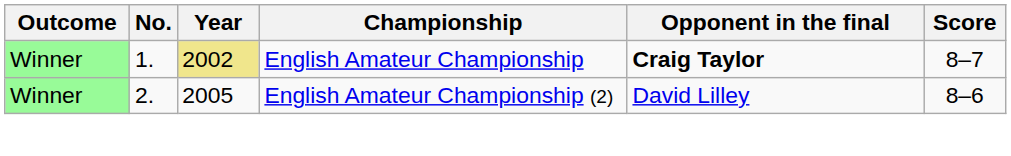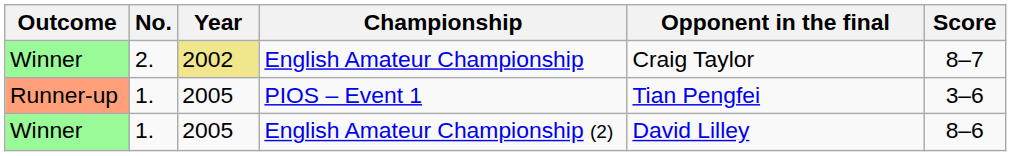(144, 58) 1. -> (144, 58) 2.
(698, 58) bold -> (693, 58) normal
+ row: (343, 95)
(144, 95) 2. -> (144, 131) 1.
